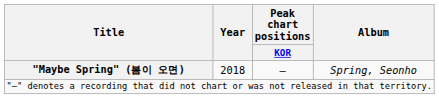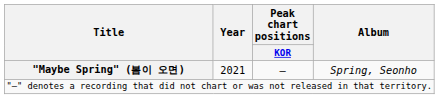(233, 70) 2018 -> (233, 70) 2021
